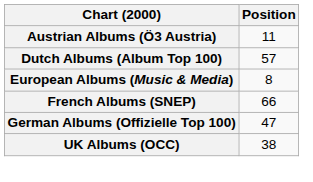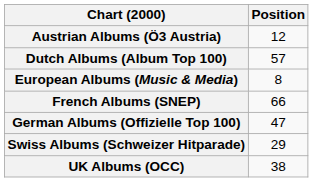(269, 36) 11 -> (278, 36) 12
+ row: (126, 144)
